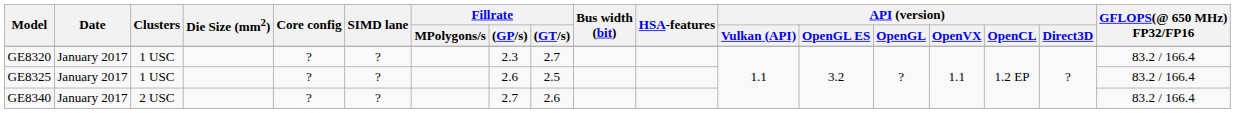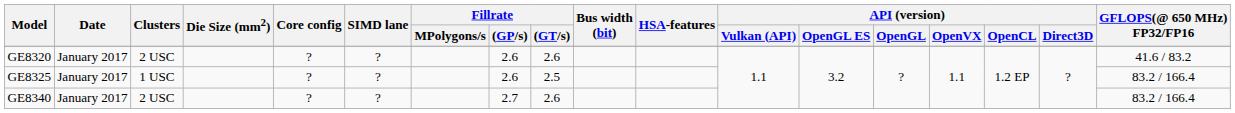(157, 56) 1 USC -> (157, 56) 2 USC
(510, 56) 2.3 -> (510, 56) 2.6
(552, 56) 2.7 -> (552, 56) 2.6
(1163, 56) 83.2 / 166.4 -> (1163, 56) 41.6 / 83.2
